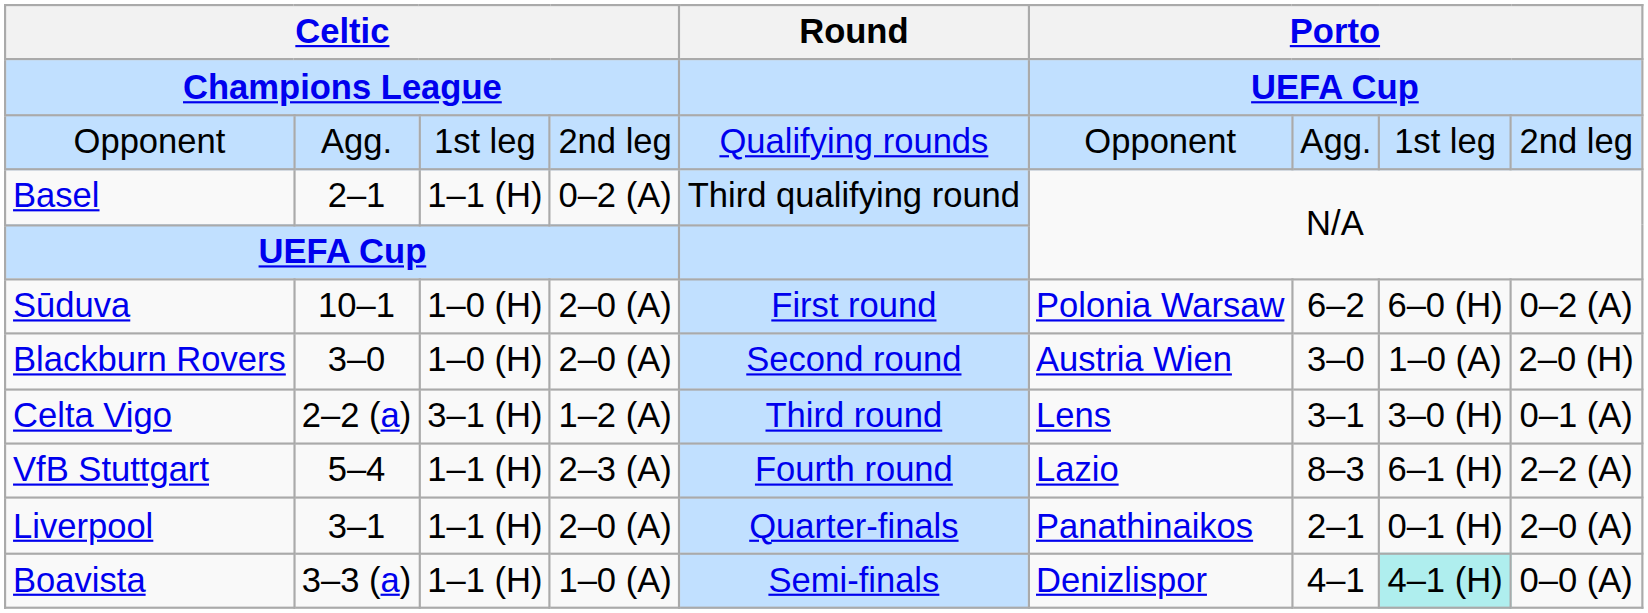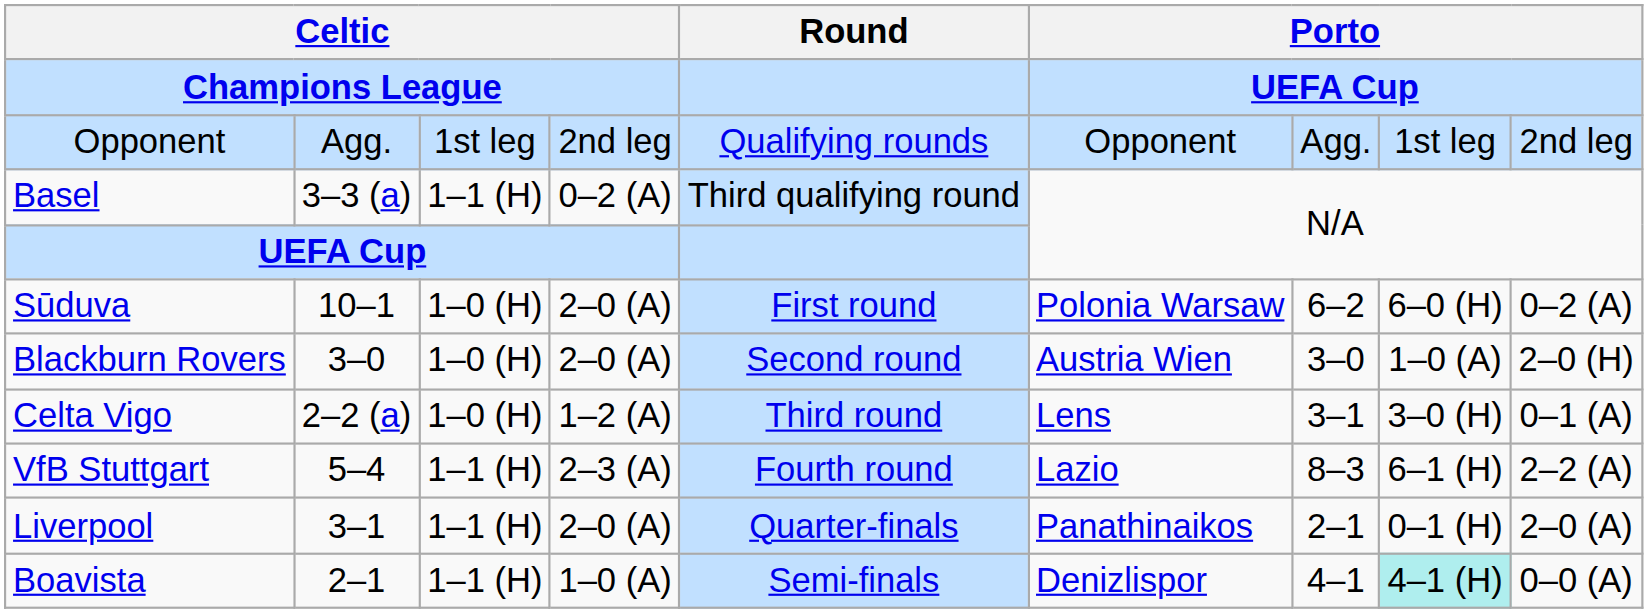(357, 196) 2–1 -> (357, 196) 3–3 (a)
(485, 415) 3–1 (H) -> (485, 415) 1–0 (H)
(357, 580) 3–3 (a) -> (357, 580) 2–1
